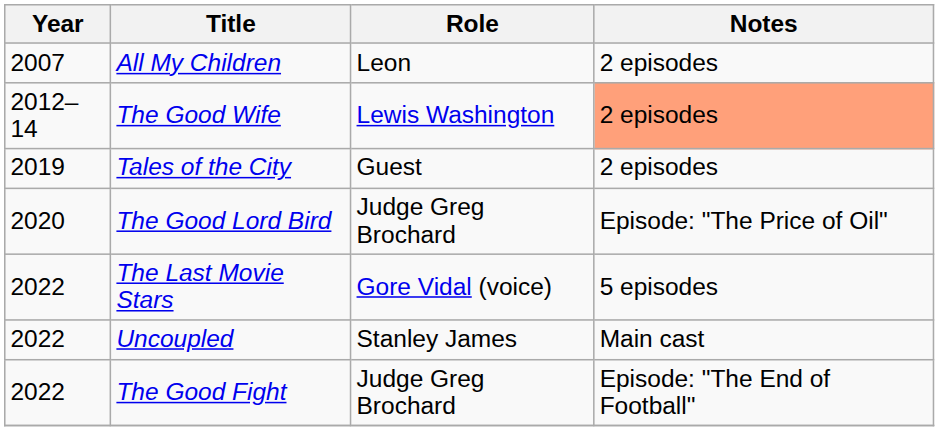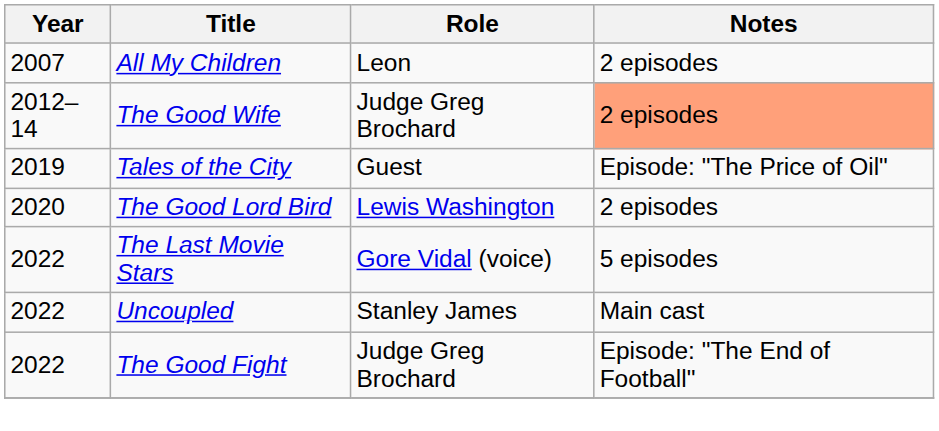(455, 115) Lewis Washington -> (421, 115) Judge Greg Brochard
(659, 167) 2 episodes -> (744, 167) Episode: "The Price of Oil"
(421, 220) Judge Greg Brochard -> (455, 206) Lewis Washington
(744, 220) Episode: "The Price of Oil" -> (659, 206) 2 episodes
